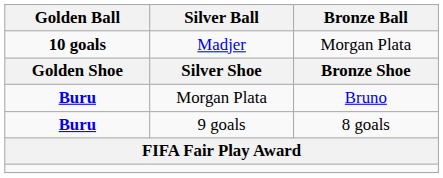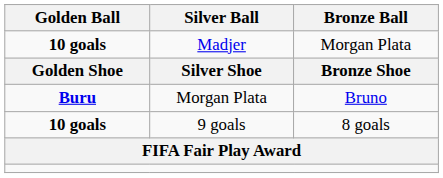(77, 124) Buru -> (77, 124) 10 goals
